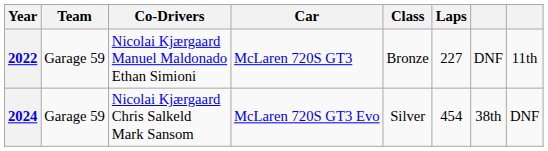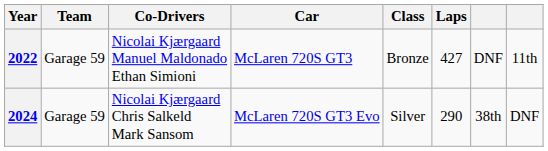(451, 58) 227 -> (451, 58) 427
(451, 117) 454 -> (451, 117) 290
